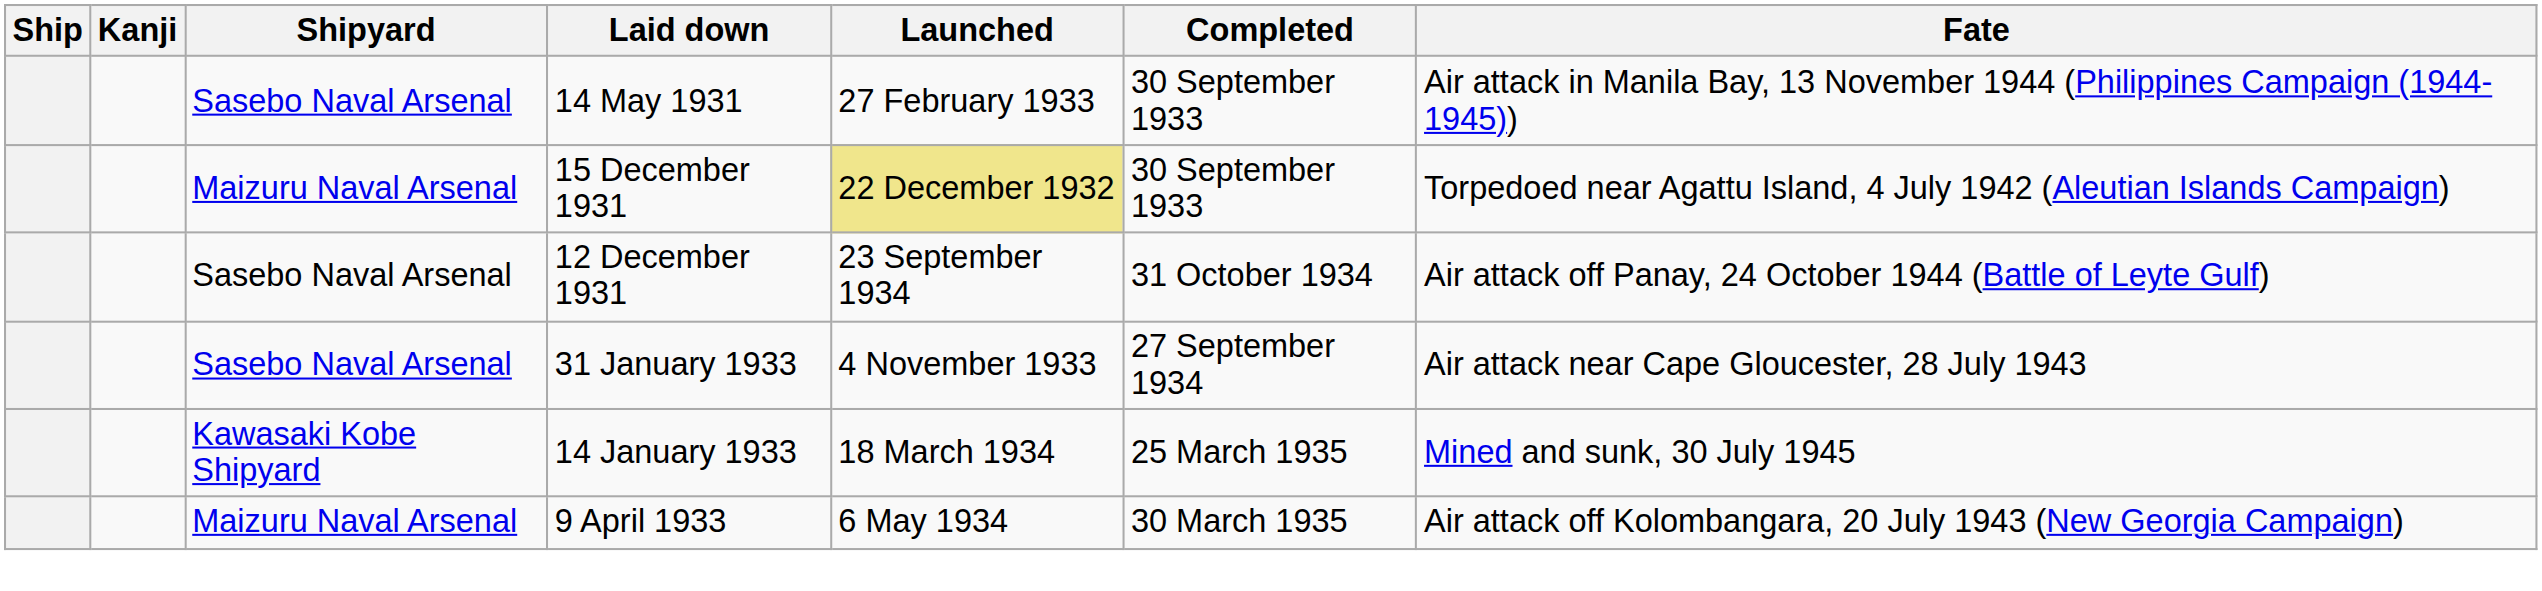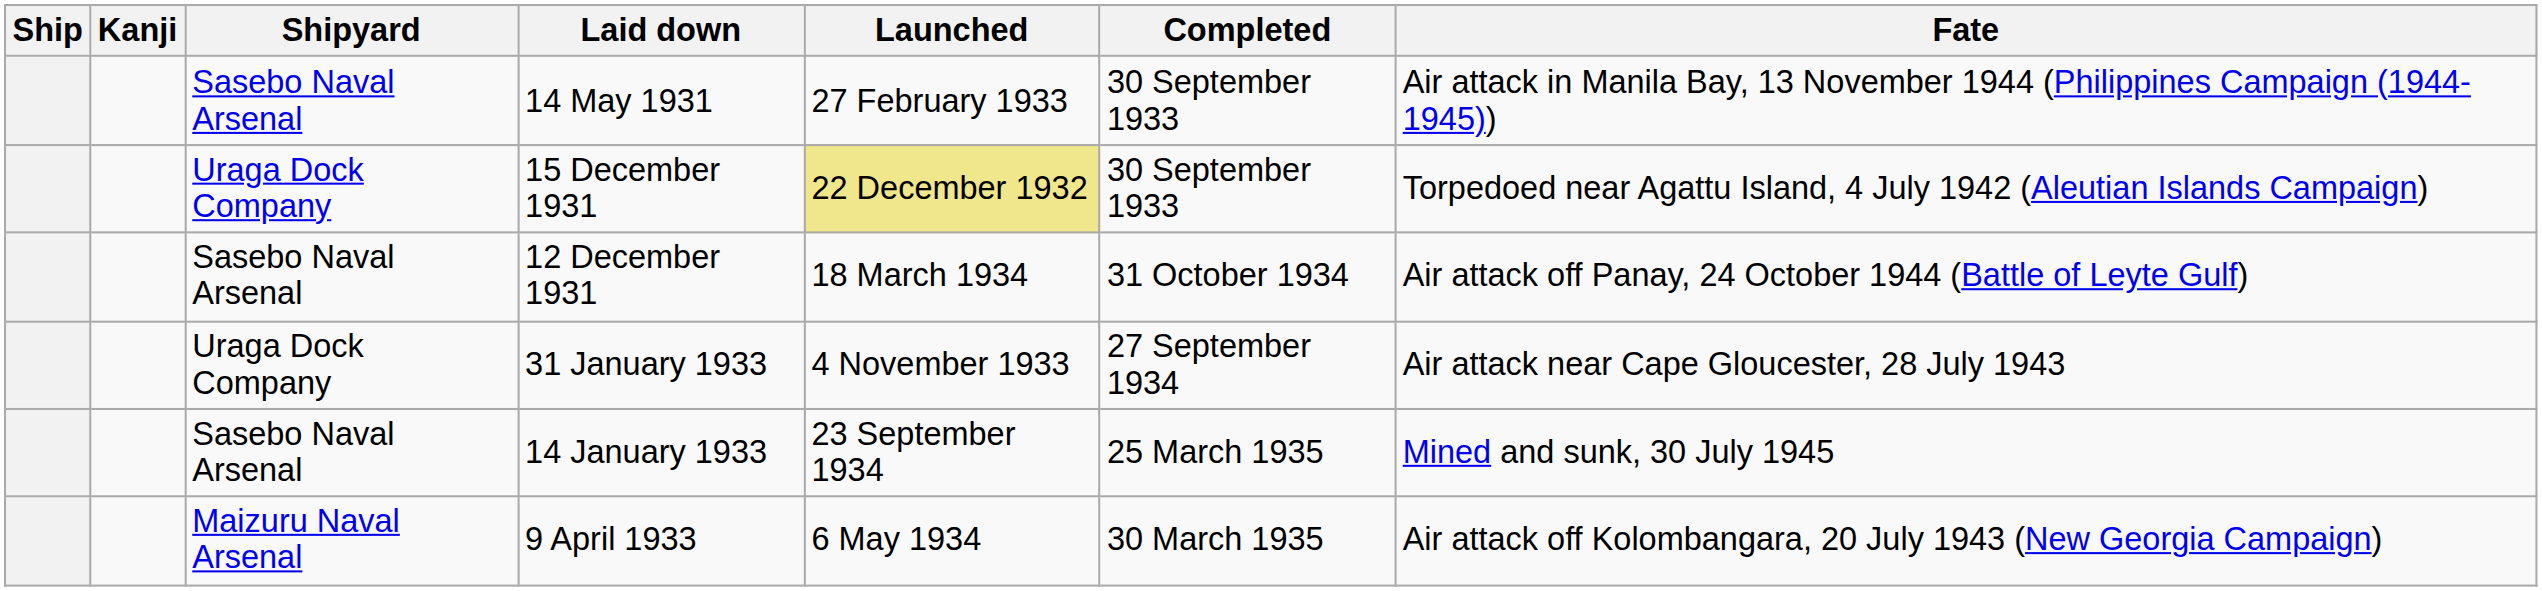(355, 188) Maizuru Naval Arsenal -> (278, 188) Uraga Dock Company
(940, 276) 23 September 1934 -> (920, 276) 18 March 1934
(352, 364) Sasebo Naval Arsenal -> (278, 364) Uraga Dock Company
(304, 452) Kawasaki Kobe Shipyard -> (293, 452) Sasebo Naval Arsenal
(947, 452) 18 March 1934 -> (913, 452) 23 September 1934
